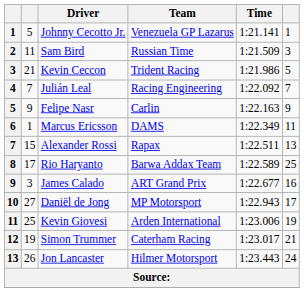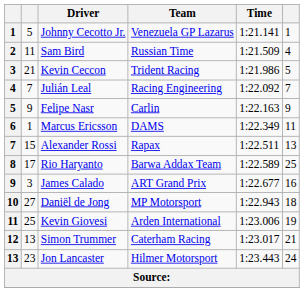(288, 51) 3 -> (288, 51) 4
(291, 201) 17 -> (291, 201) 18
(30, 239) 19 -> (30, 239) 13
(30, 258) 26 -> (30, 258) 23
